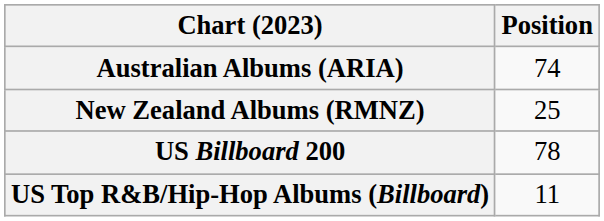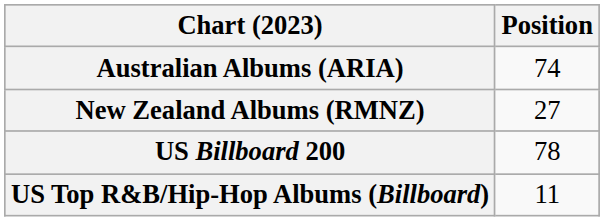(547, 109) 25 -> (547, 109) 27
